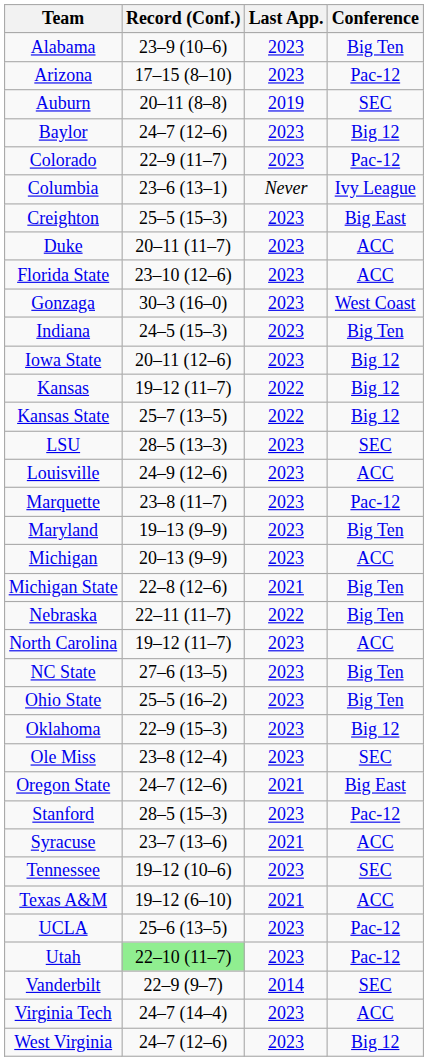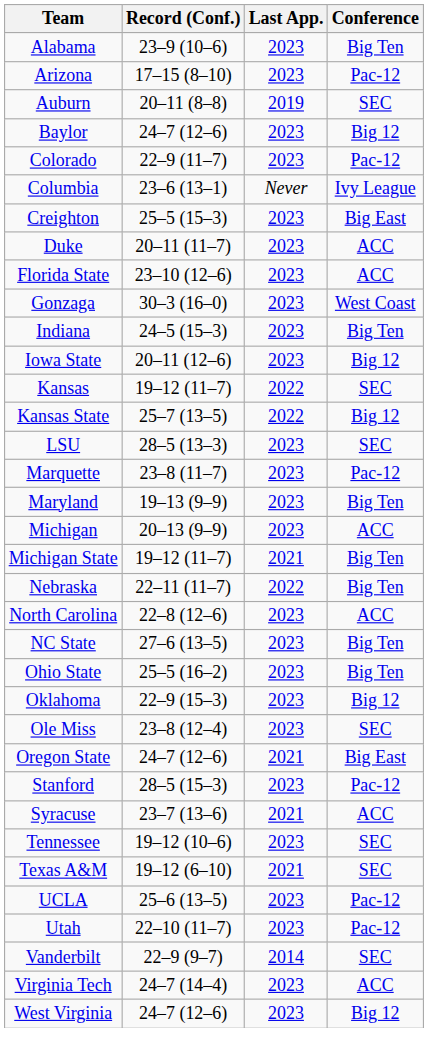(375, 388) Big 12 -> (375, 388) SEC
- row: (63, 473)
(183, 587) 22–8 (12–6) -> (183, 558) 19–12 (11–7)
(183, 643) 19–12 (11–7) -> (183, 615) 22–8 (12–6)
(375, 899) ACC -> (375, 871) SEC
(183, 956) lightgreen background -> (183, 928) no background
